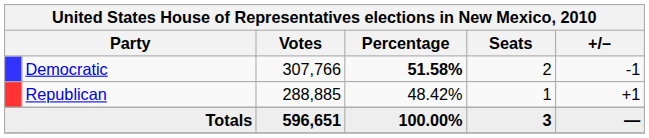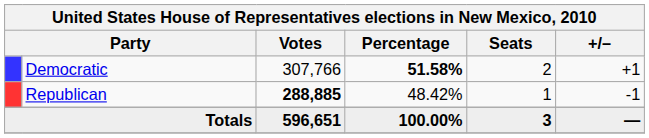(633, 69) -1 -> (631, 69) +1
(312, 95) normal -> (312, 95) bold
(631, 95) +1 -> (633, 95) -1
